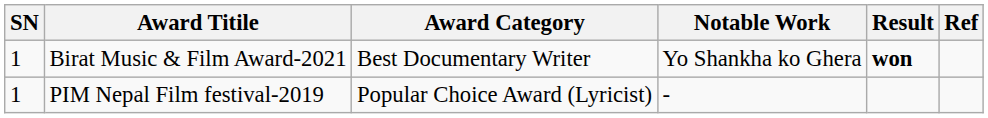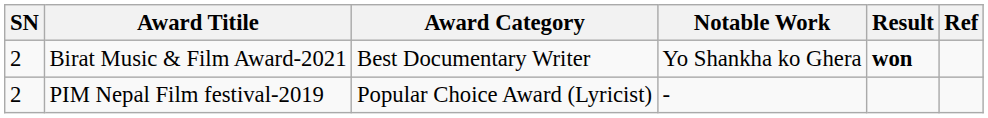(16, 58) 1 -> (16, 58) 2
(16, 94) 1 -> (16, 94) 2
